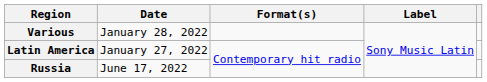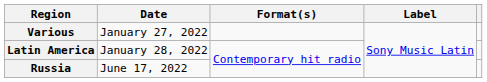(154, 32) January 28, 2022 -> (154, 32) January 27, 2022
(154, 50) January 27, 2022 -> (154, 50) January 28, 2022
